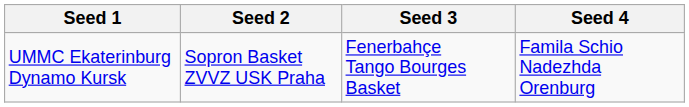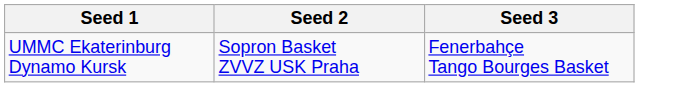- column: (600, 18)
